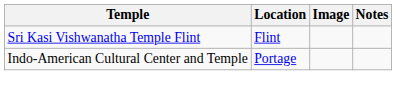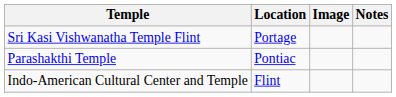(267, 37) Flint -> (275, 37) Portage
+ row: (62, 59)
(275, 59) Portage -> (267, 80) Flint
